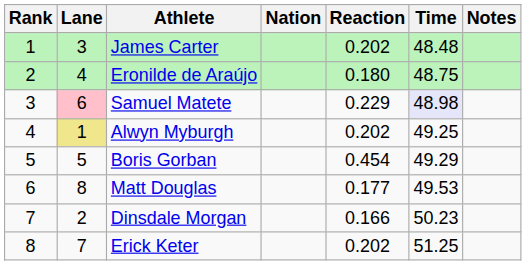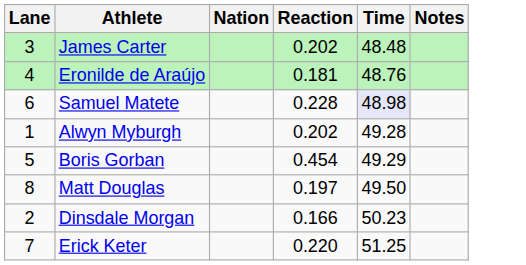- column: (31, 18)
(367, 75) 0.180 -> (315, 75) 0.181
(436, 75) 48.75 -> (384, 75) 48.76
(82, 103) pink background -> (30, 103) no background
(367, 103) 0.229 -> (315, 103) 0.228
(82, 132) khaki background -> (30, 132) no background
(436, 132) 49.25 -> (384, 132) 49.28
(367, 189) 0.177 -> (315, 189) 0.197
(436, 189) 49.53 -> (384, 189) 49.50
(367, 246) 0.202 -> (315, 246) 0.220
